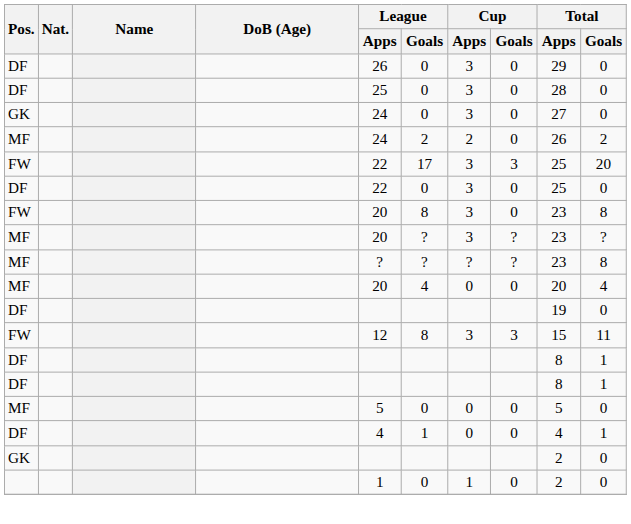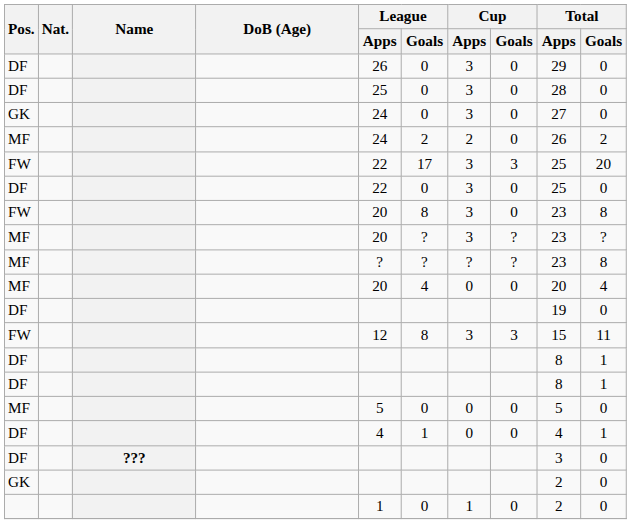+ row: (18, 457)
